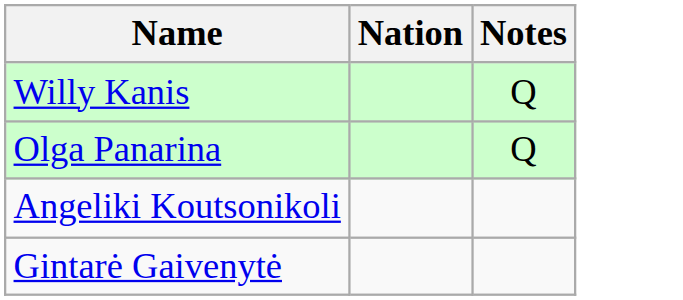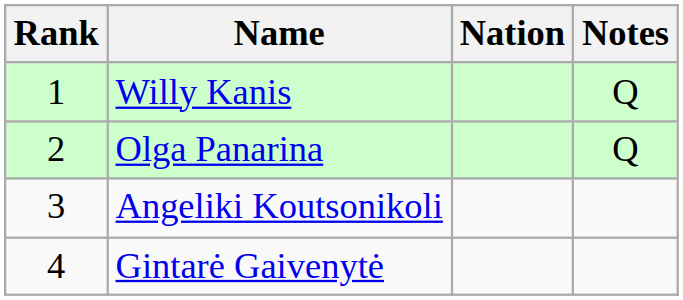+ column: (56, 33)
